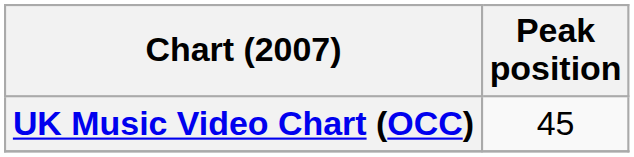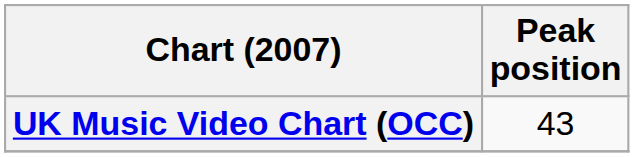(556, 123) 45 -> (556, 123) 43
